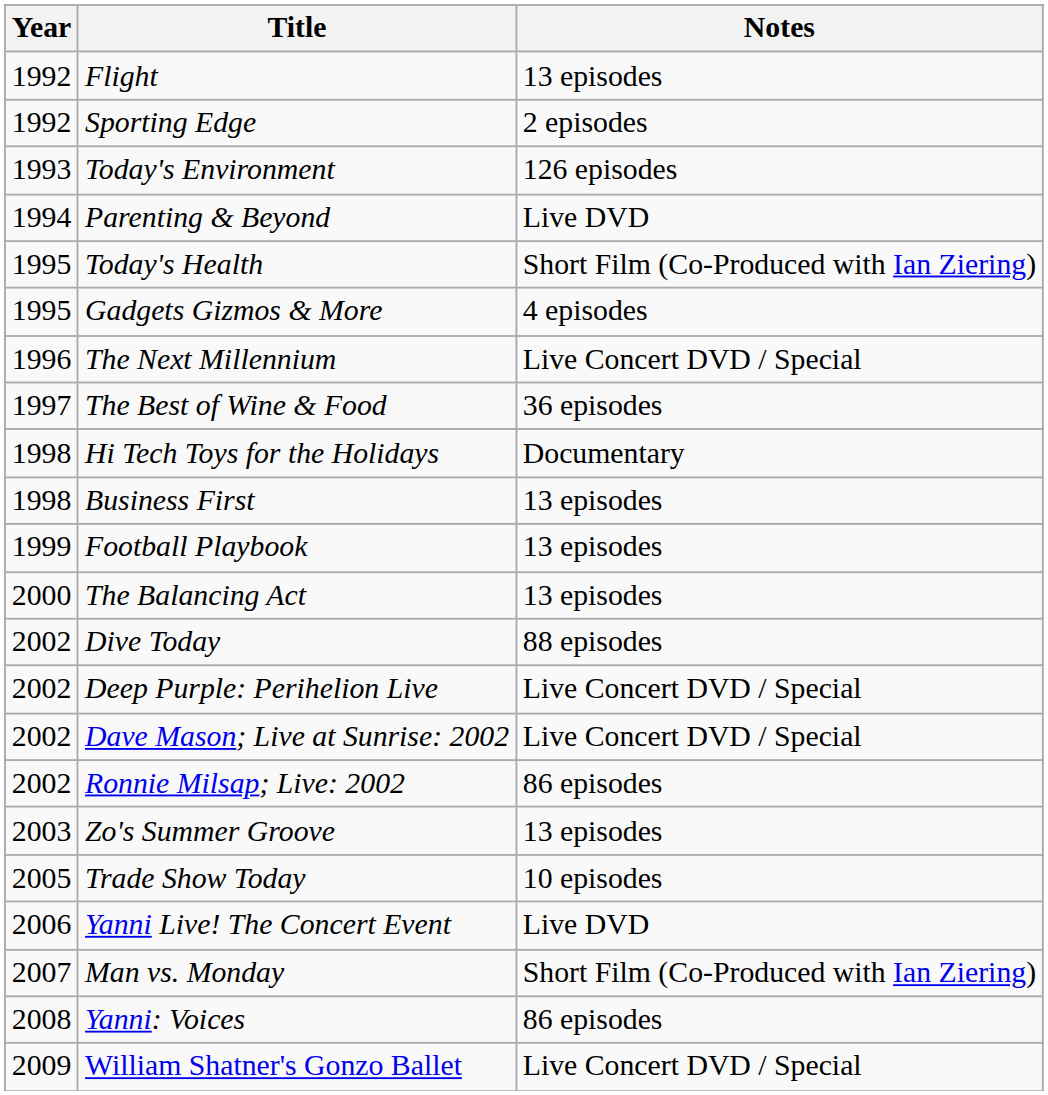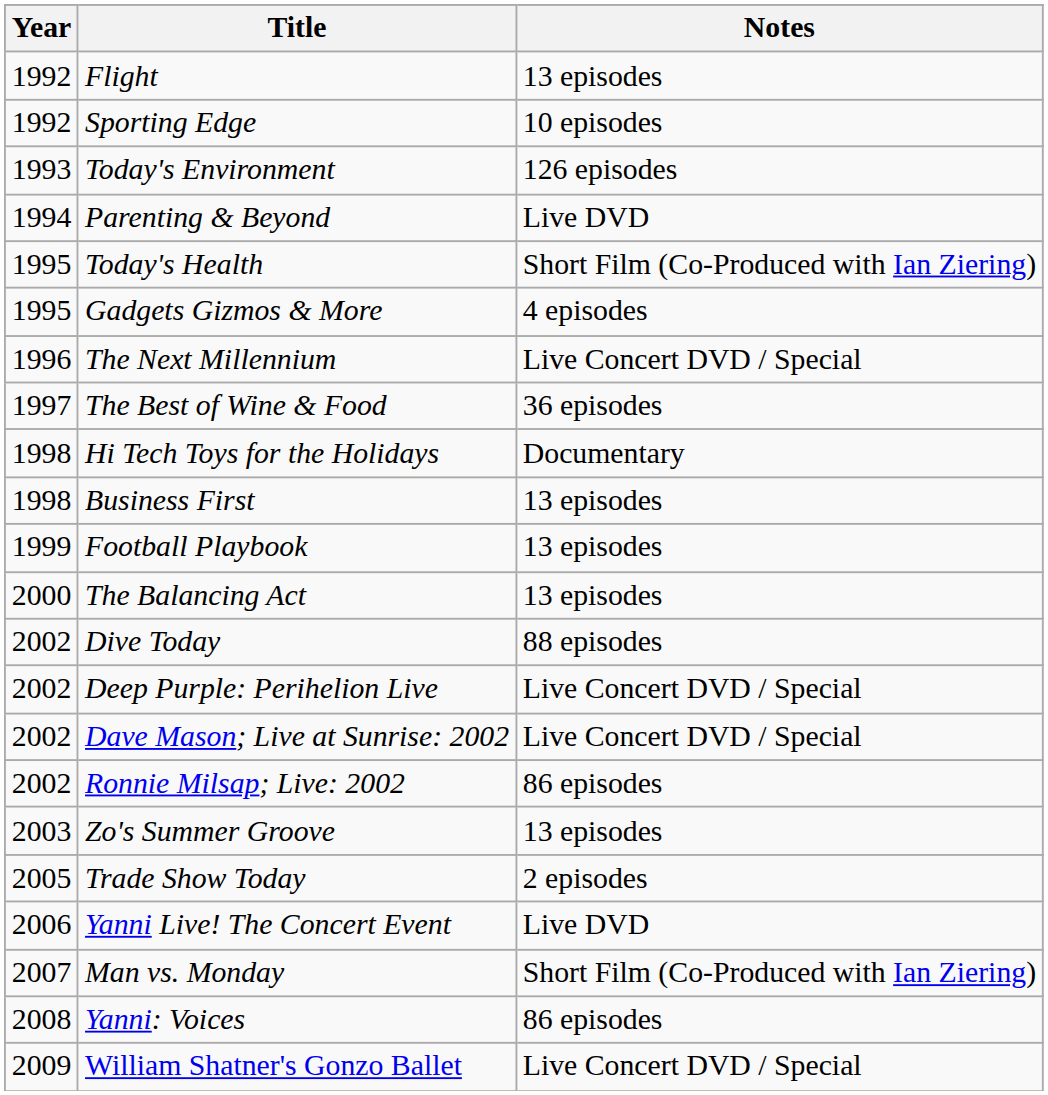(585, 122) 2 episodes -> (593, 122) 10 episodes
(593, 877) 10 episodes -> (585, 877) 2 episodes
